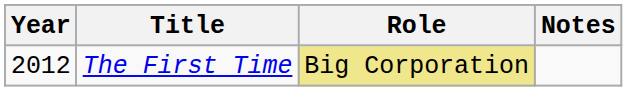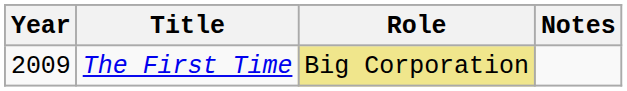(41, 66) 2012 -> (41, 66) 2009
